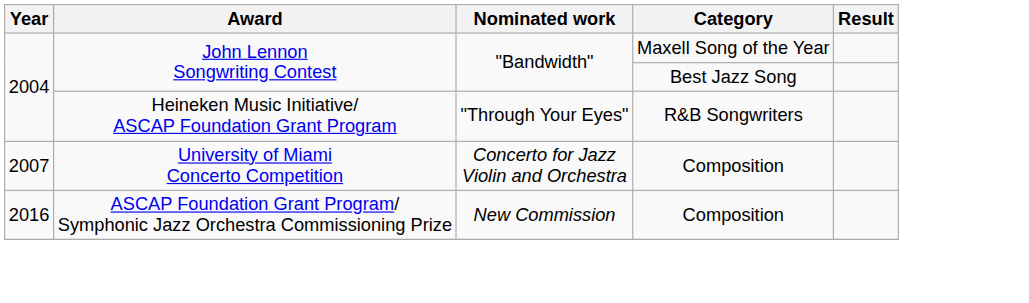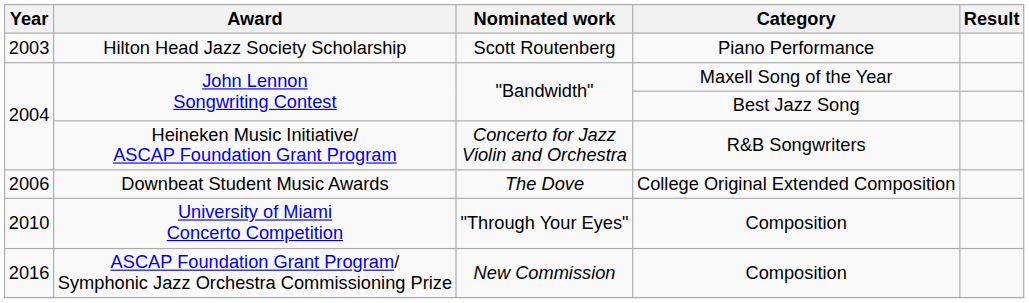+ row: (255, 47)
(545, 116) "Through Your Eyes" -> (545, 144) Concerto for Jazz Violin and Orchestra
+ row: (255, 184)
(29, 165) 2007 -> (29, 223) 2010
(545, 165) Concerto for Jazz Violin and Orchestra -> (545, 223) "Through Your Eyes"
